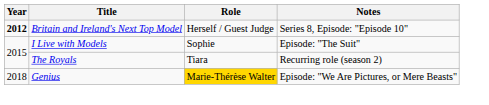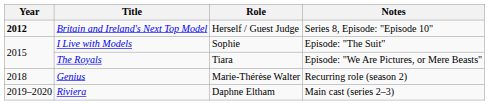(331, 60) Recurring role (season 2) -> (394, 60) Episode: "We Are Pictures, or Mere Beasts"
(231, 76) gold background -> (256, 76) no background
(368, 76) Episode: "We Are Pictures, or Mere Beasts" -> (356, 76) Recurring role (season 2)
+ row: (71, 92)
